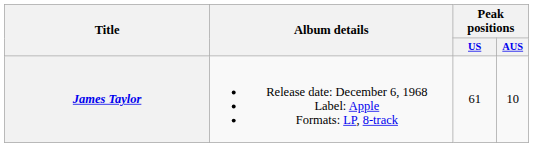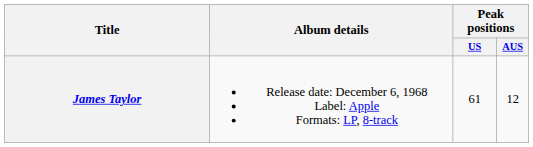(513, 99) 10 -> (513, 99) 12
